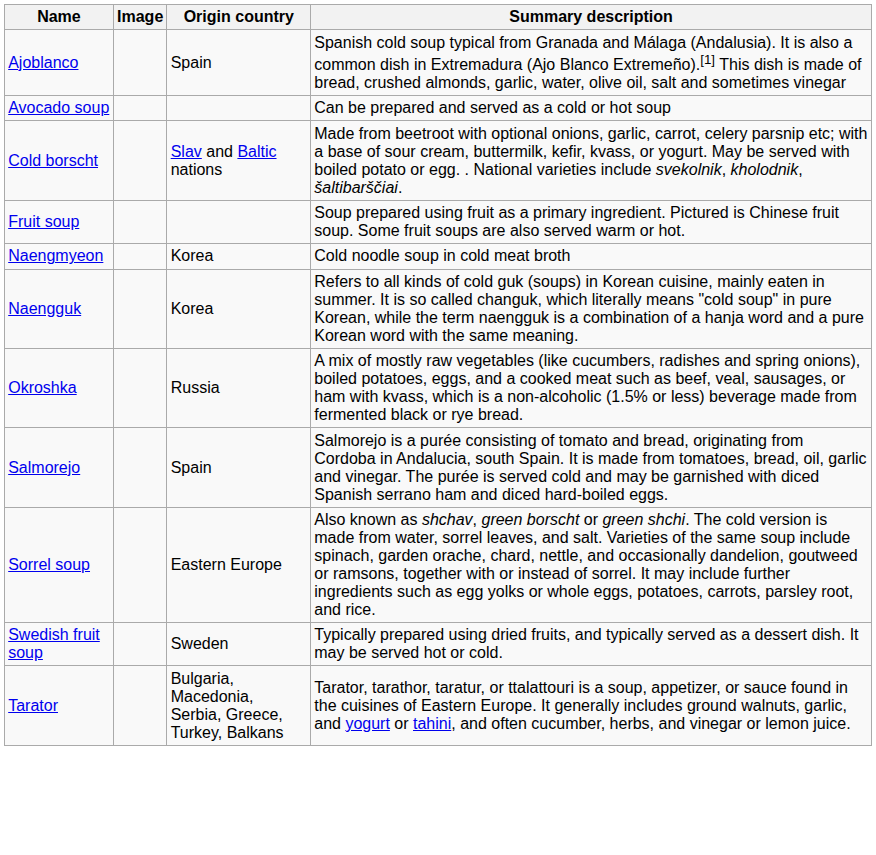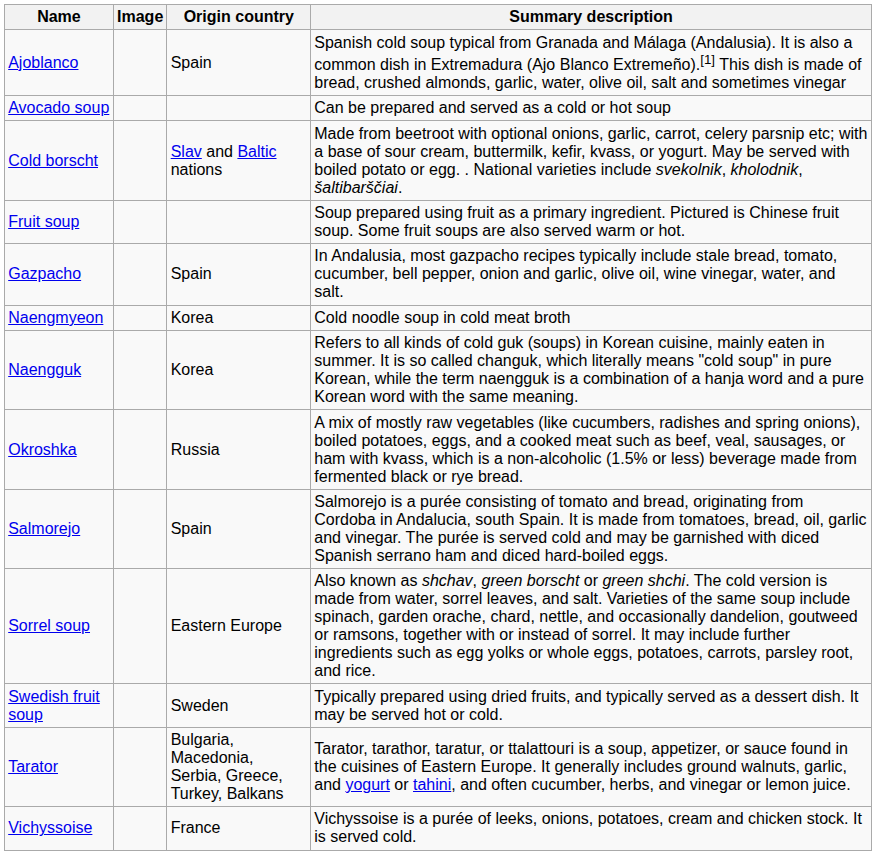+ row: (45, 274)
+ row: (50, 828)
